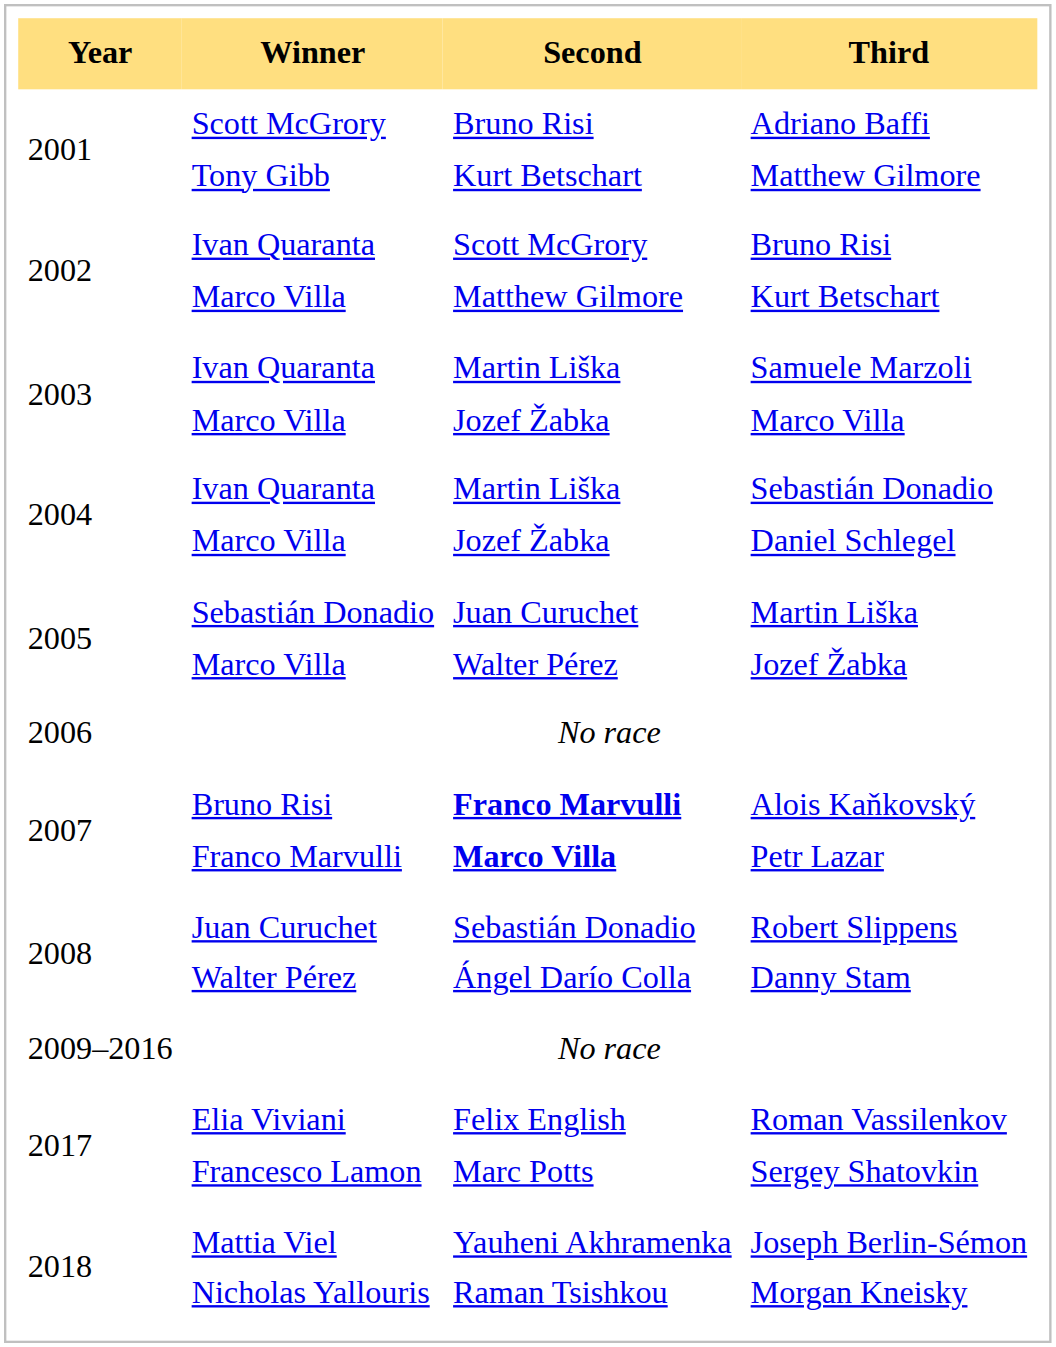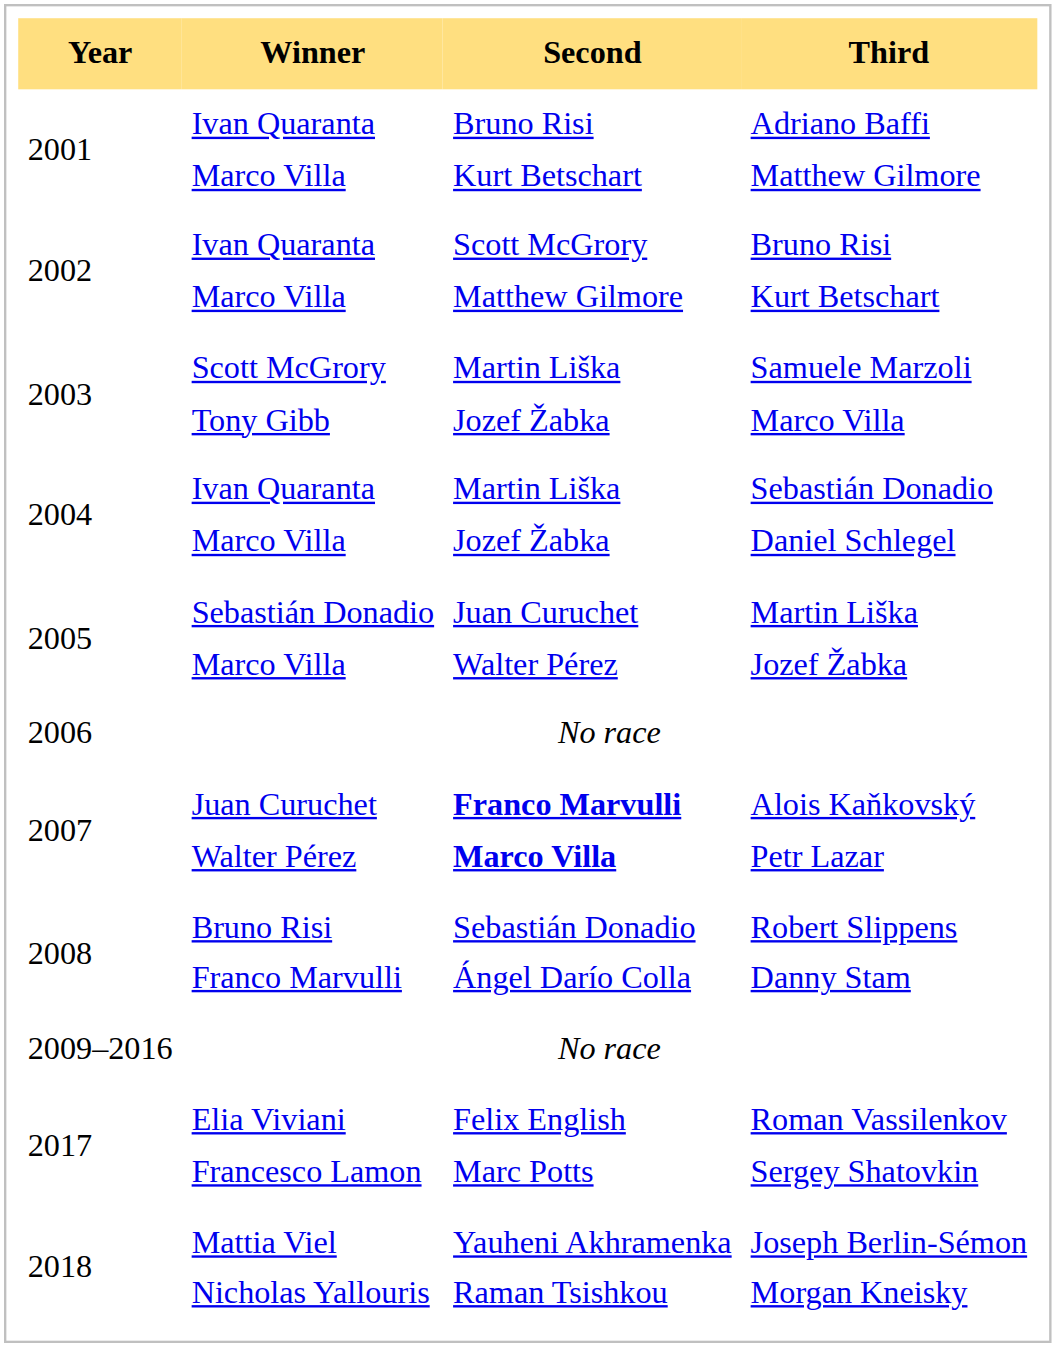(289, 149) Scott McGrory Tony Gibb -> (283, 149) Ivan Quaranta Marco Villa
(283, 393) Ivan Quaranta Marco Villa -> (289, 393) Scott McGrory Tony Gibb
(297, 830) Bruno Risi Franco Marvulli -> (284, 830) Juan Curuchet Walter Pérez
(284, 952) Juan Curuchet Walter Pérez -> (297, 952) Bruno Risi Franco Marvulli
